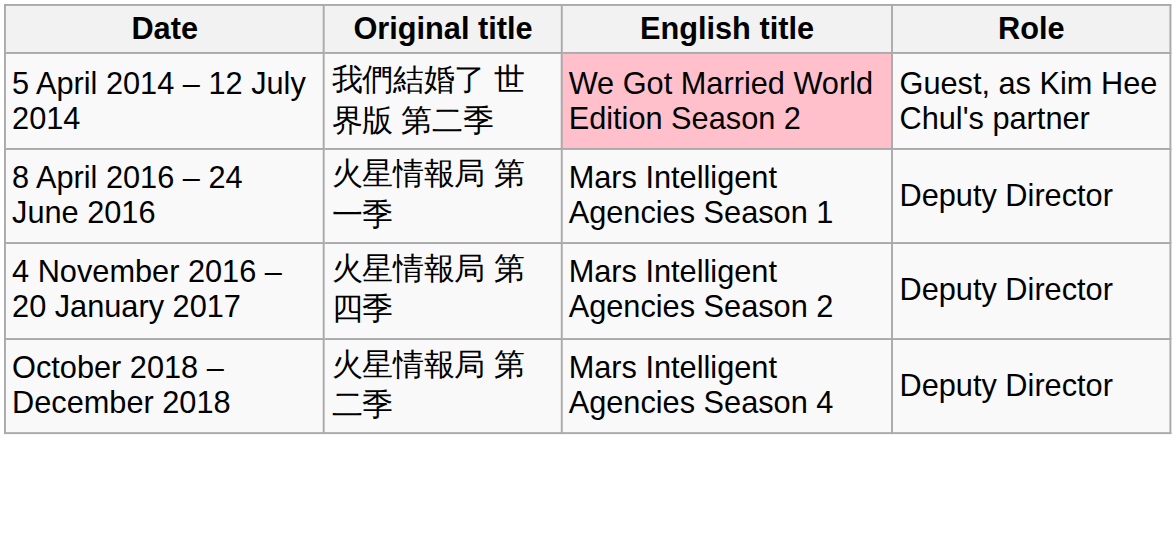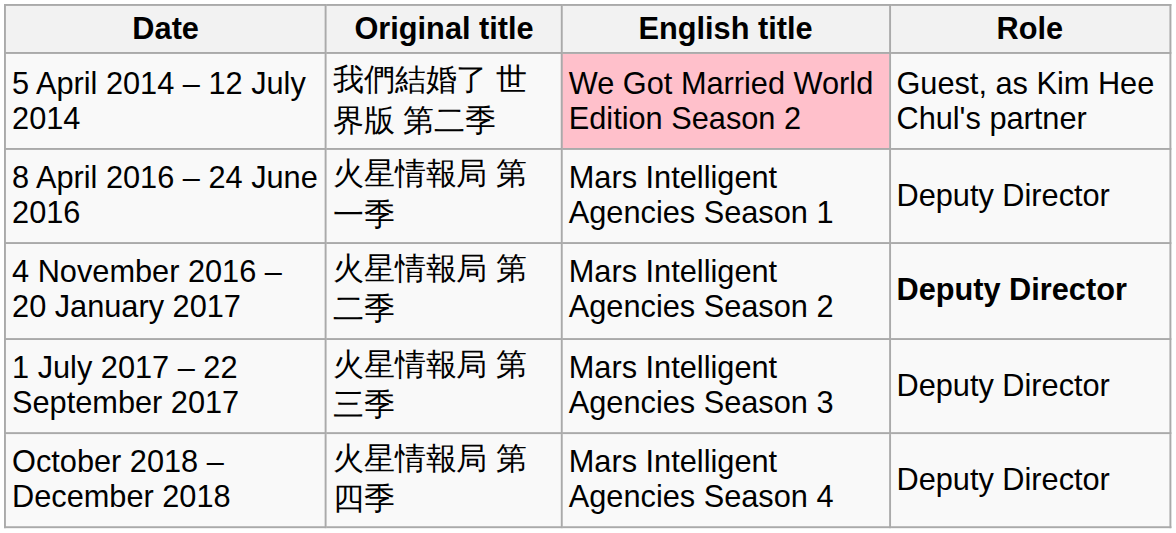(428, 289) 火星情報局 第四季 -> (430, 289) 火星情報局 第二季
(1006, 290) normal -> (1012, 290) bold
+ row: (126, 385)
(428, 384) 火星情報局 第二季 -> (430, 478) 火星情報局 第四季
